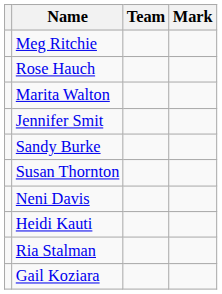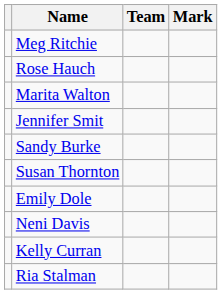+ row: (54, 198)
+ row: (59, 250)
- row: (54, 224)
- row: (58, 276)
